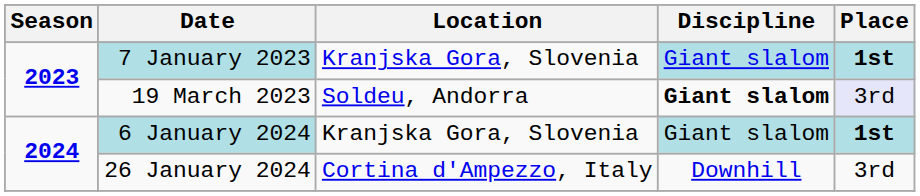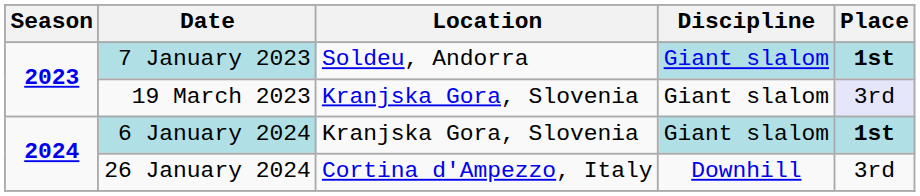(480, 61) Kranjska Gora, Slovenia -> (425, 61) Soldeu, Andorra
(425, 98) Soldeu, Andorra -> (480, 98) Kranjska Gora, Slovenia
(746, 98) bold -> (746, 98) normal
